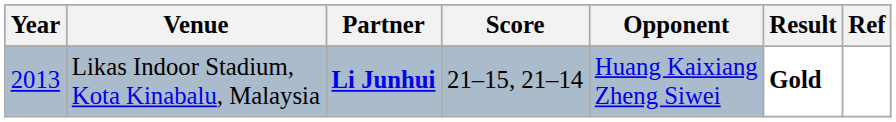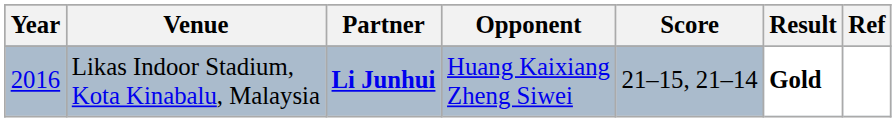columns swapped: (676, 25) <-> (515, 25)
(35, 80) 2013 -> (35, 80) 2016
